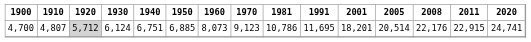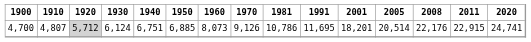(247, 28) 9,123 -> (247, 28) 9,126
